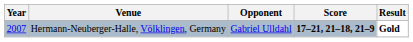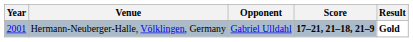(16, 29) 2007 -> (16, 29) 2001
